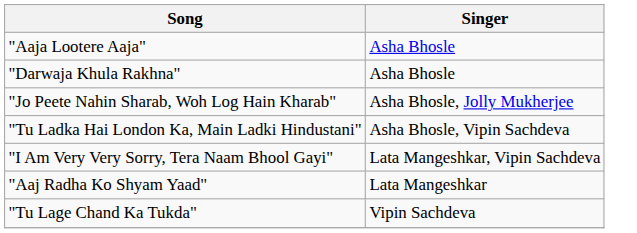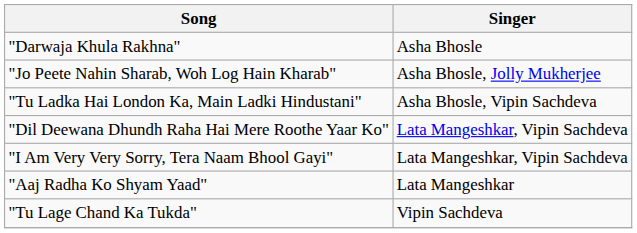- row: (77, 46)
+ row: (199, 129)
